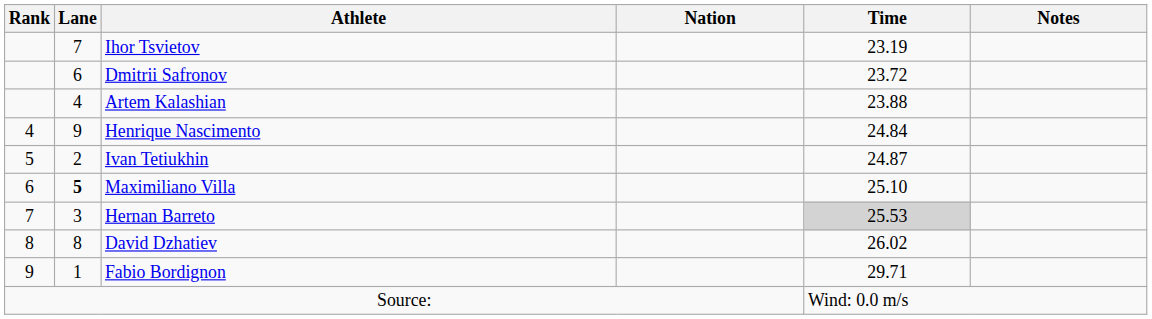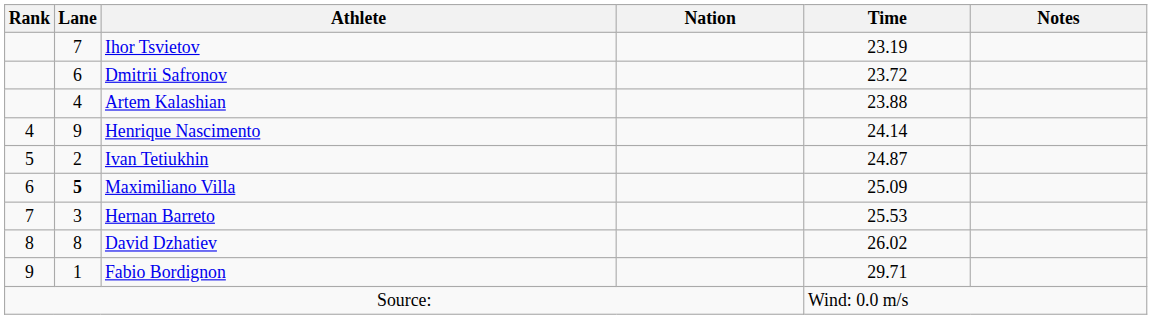(887, 131) 24.84 -> (887, 131) 24.14
(887, 187) 25.10 -> (887, 187) 25.09
(887, 215) lightgrey background -> (887, 215) no background
